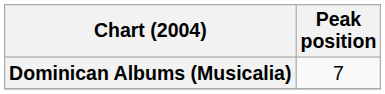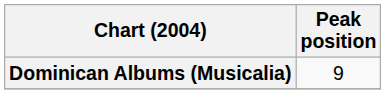(338, 72) 7 -> (338, 72) 9
